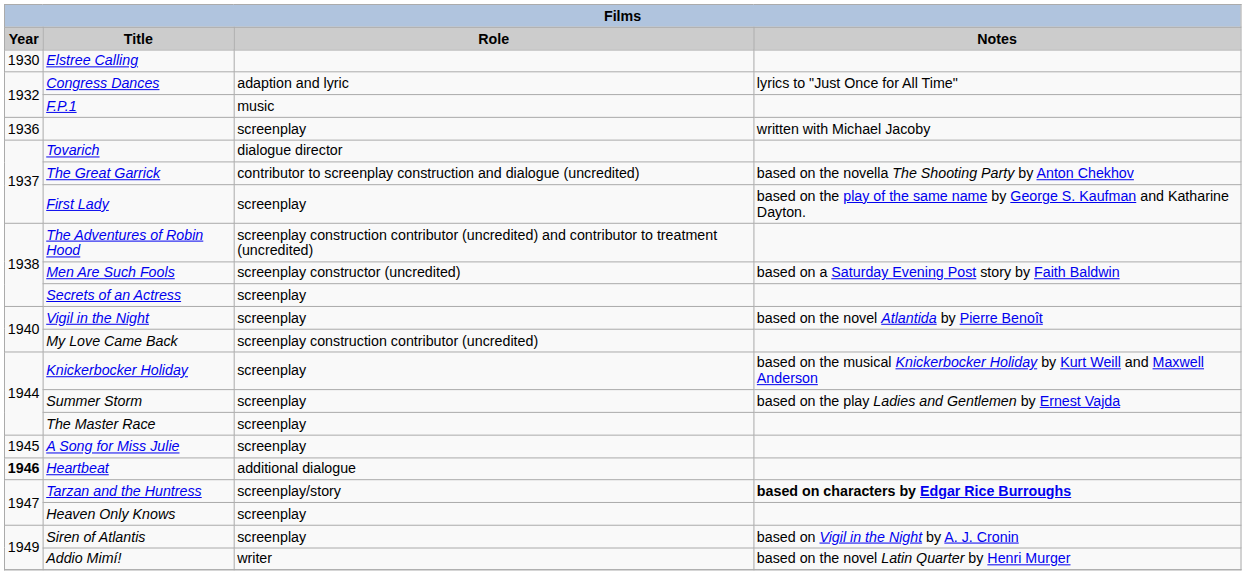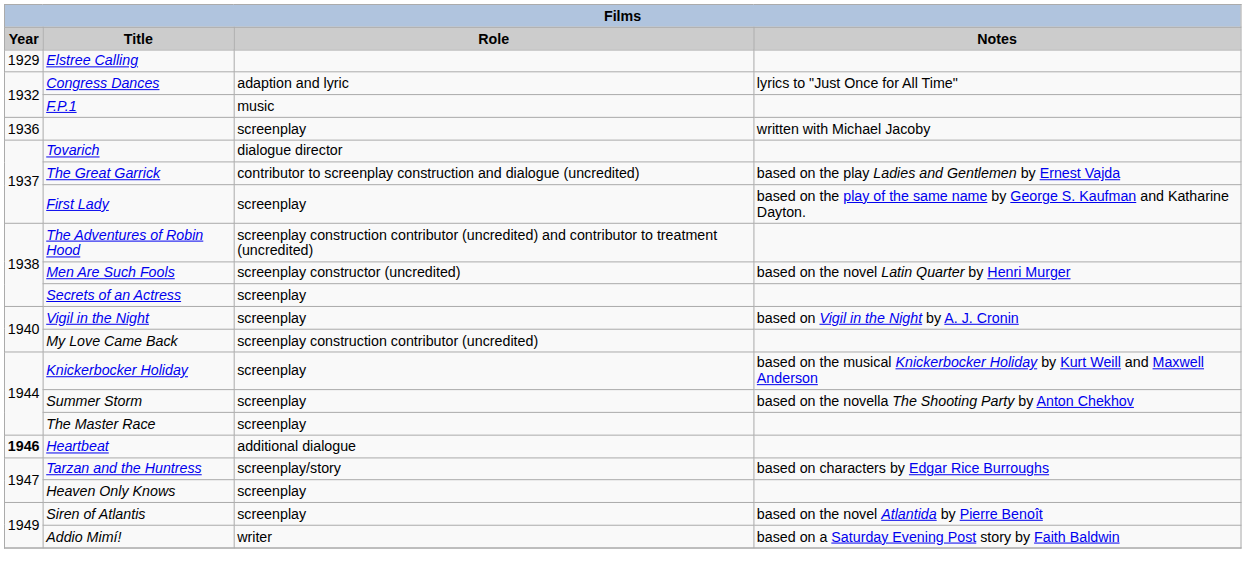(24, 61) 1930 -> (24, 61) 1929
(945, 174) based on the novella The Shooting Party by Anton Chekhov -> (939, 174) based on the play Ladies and Gentlemen by Ernest Vajda
(938, 273) based on a Saturday Evening Post story by Faith Baldwin -> (914, 273) based on the novel Latin Quarter by Henri Murger
(900, 318) based on the novel Atlantida by Pierre Benoît -> (888, 318) based on Vigil in the Night by A. J. Cronin
(939, 402) based on the play Ladies and Gentlemen by Ernest Vajda -> (945, 402) based on the novella The Shooting Party by Anton Chekhov
- row: (113, 447)
(914, 492) bold -> (903, 469) normal
(888, 537) based on Vigil in the Night by A. J. Cronin -> (900, 514) based on the novel Atlantida by Pierre Benoît
(914, 559) based on the novel Latin Quarter by Henri Murger -> (938, 537) based on a Saturday Evening Post story by Faith Baldwin
